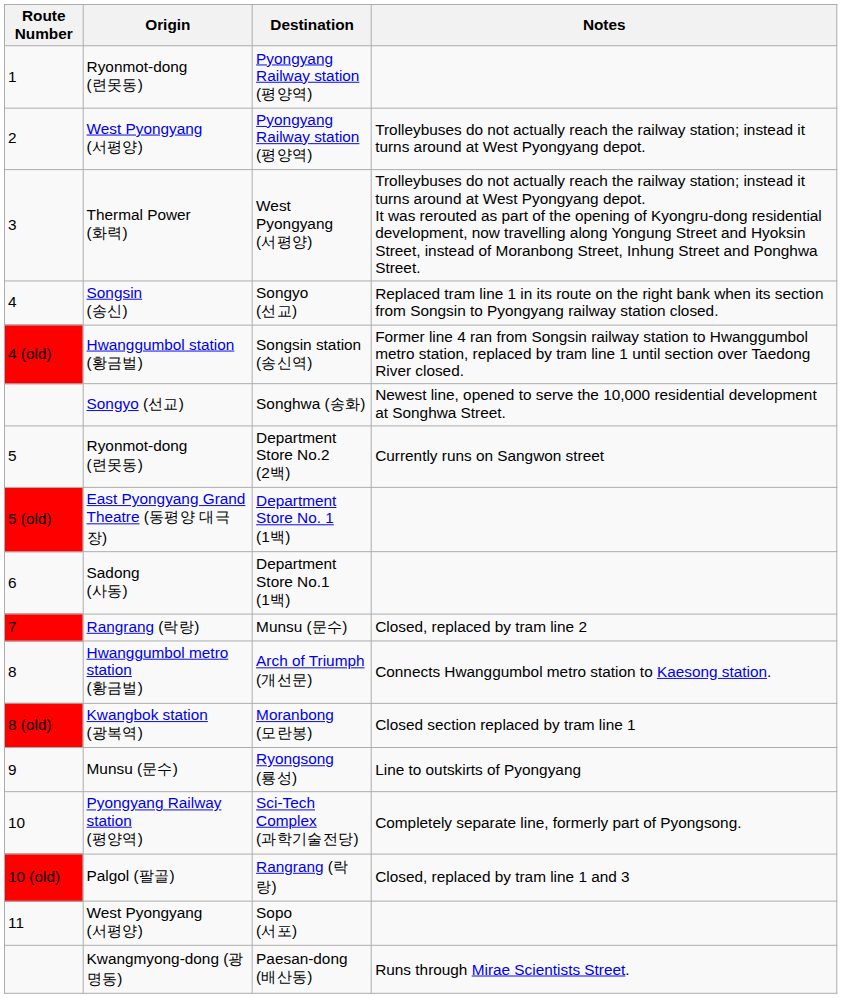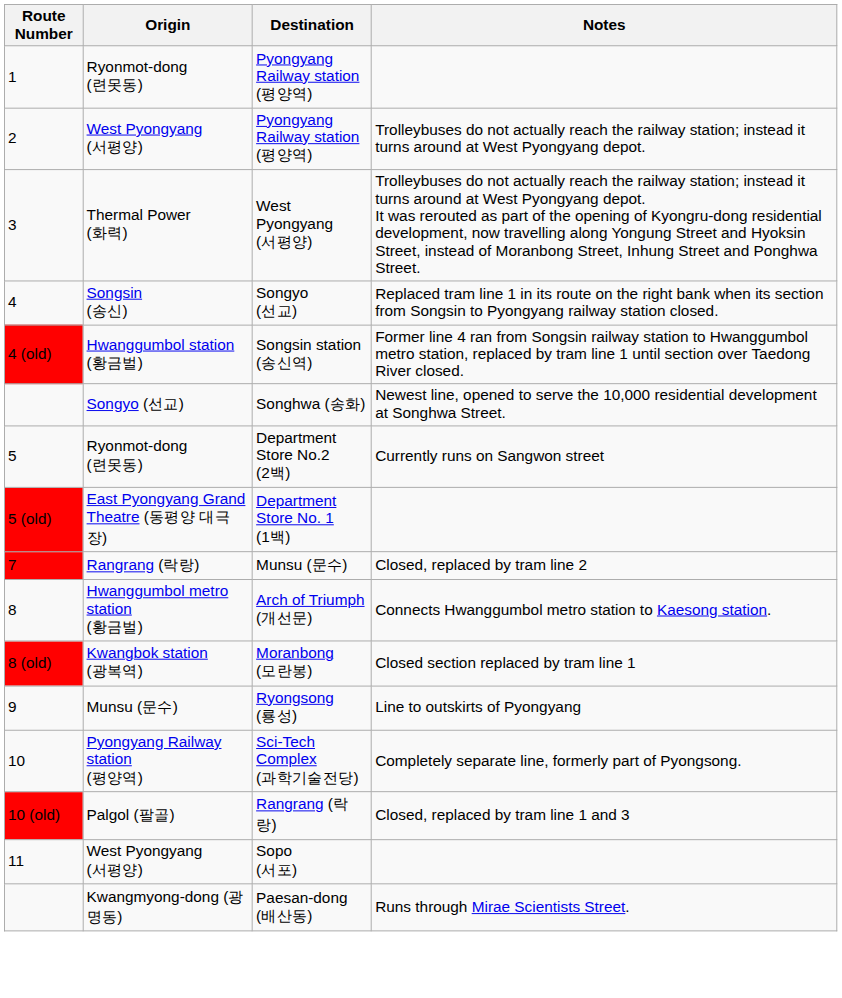- row: (12, 582)
